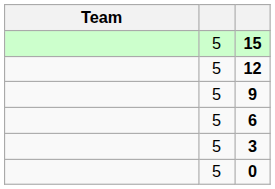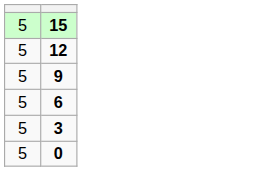- column: (102, 18)
